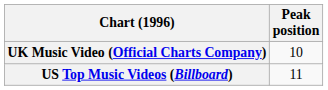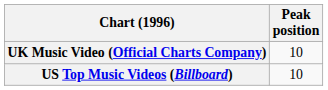(296, 74) 11 -> (296, 74) 10
